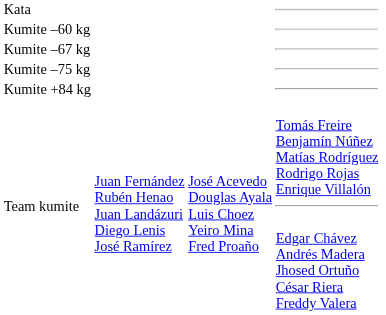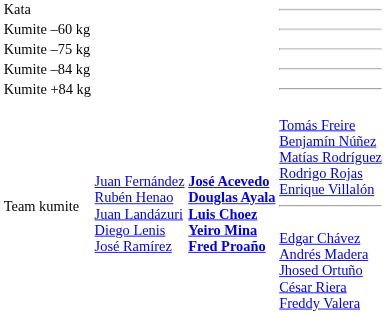- row: (47, 49)
+ row: (47, 69)
(230, 214) normal -> (232, 214) bold
